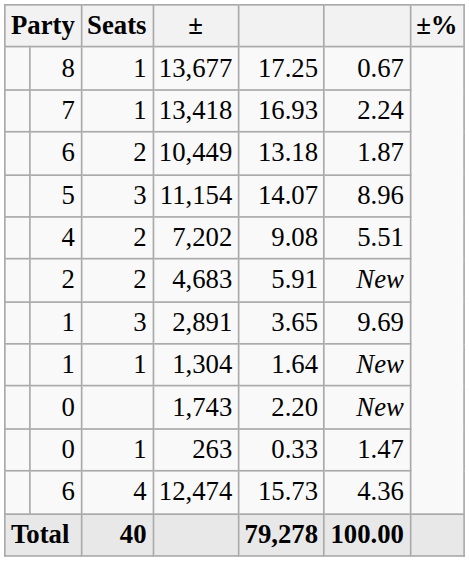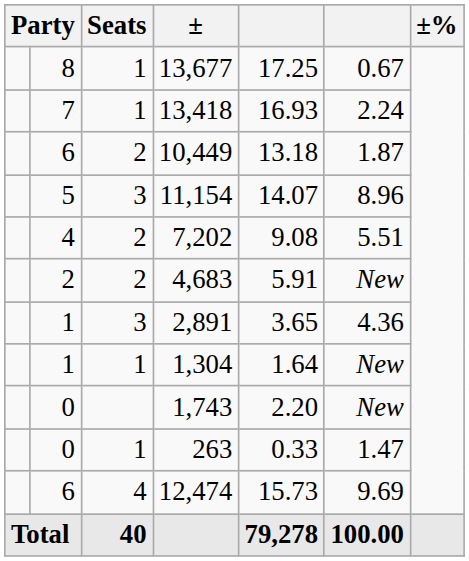(381, 322) 9.69 -> (381, 322) 4.36
(381, 491) 4.36 -> (381, 491) 9.69
